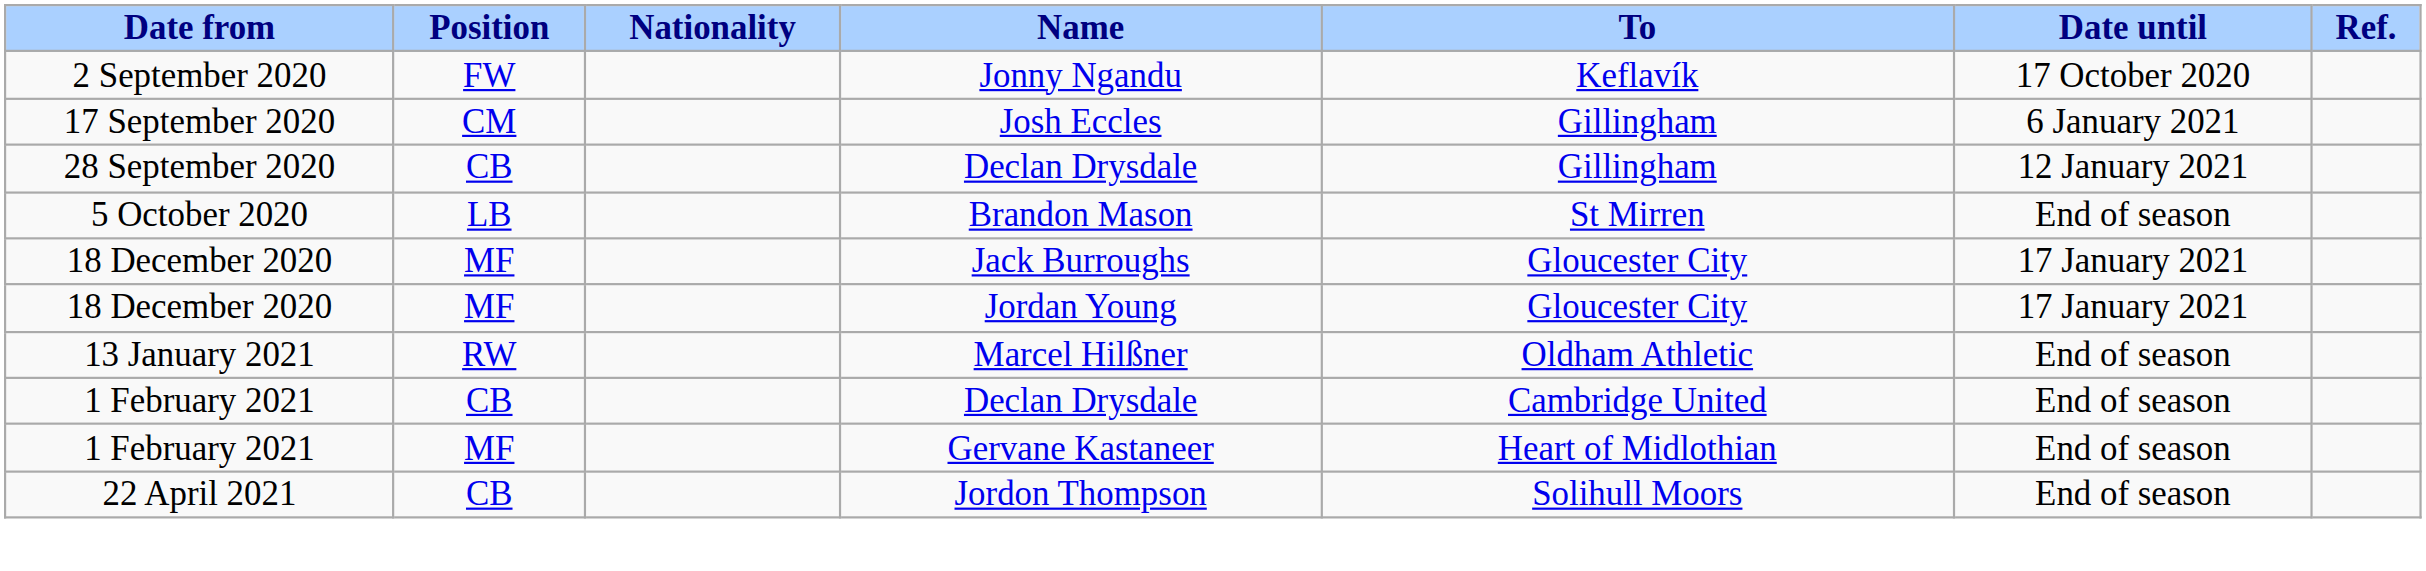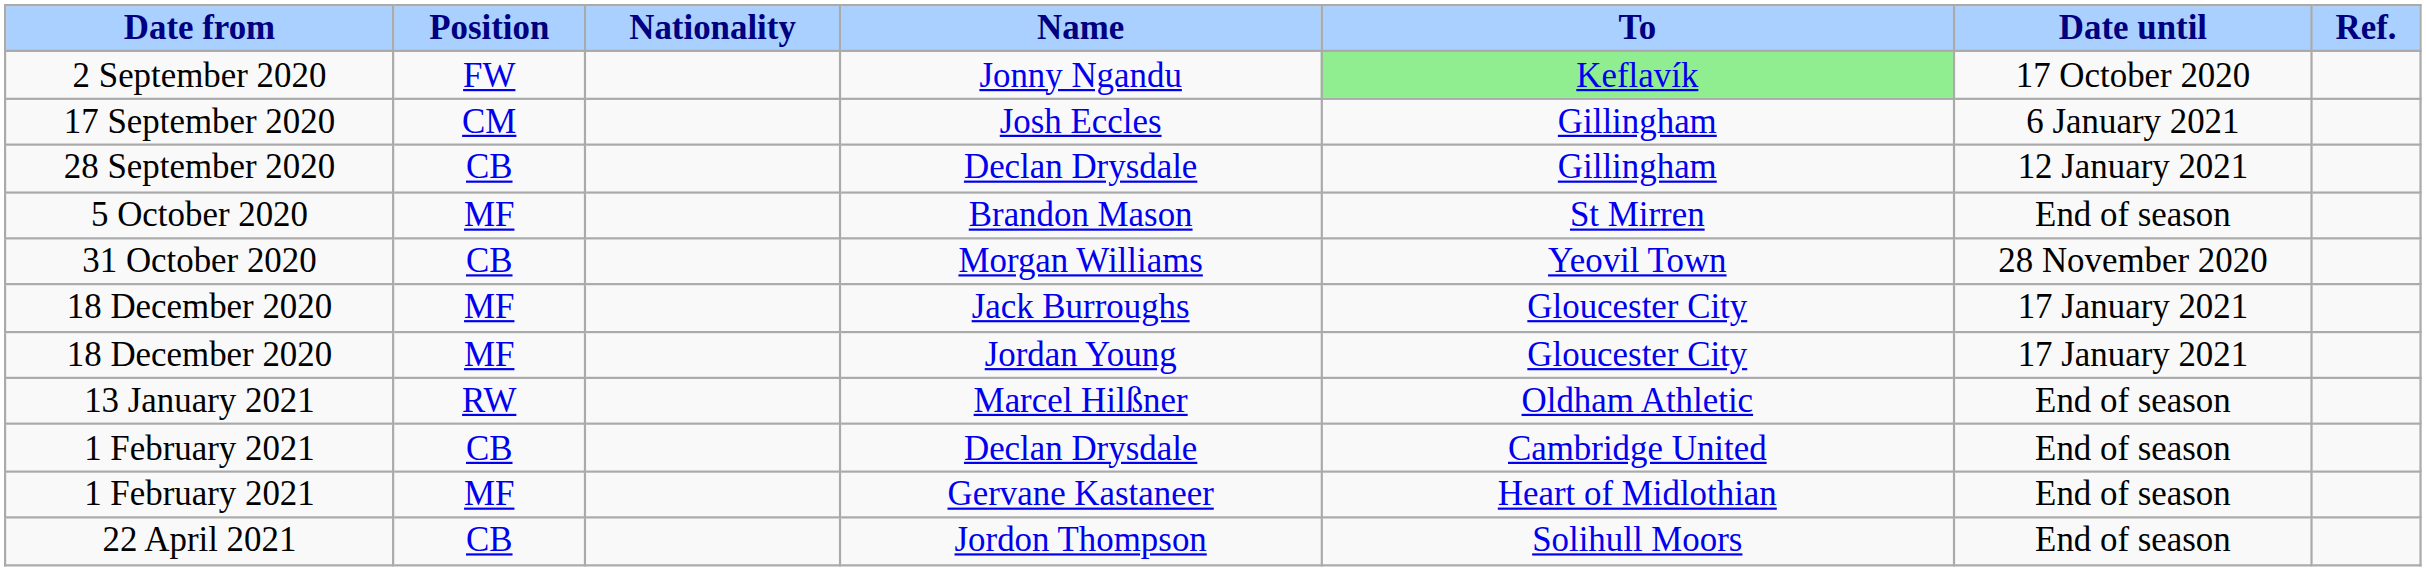(1637, 74) no background -> (1637, 74) lightgreen background
(489, 214) LB -> (489, 214) MF
+ row: (199, 260)
